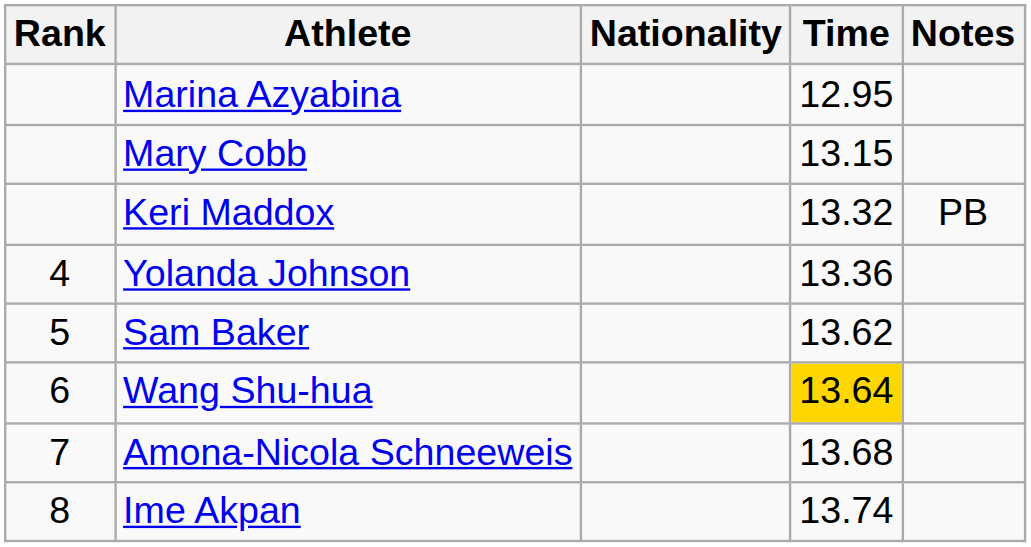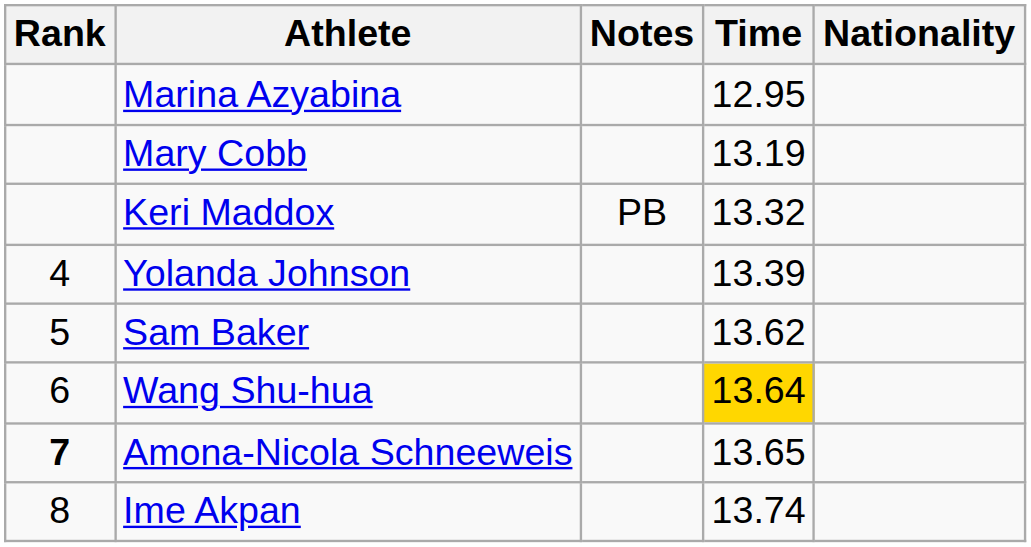columns swapped: (686, 34) <-> (963, 34)
(846, 153) 13.15 -> (759, 153) 13.19
(846, 272) 13.36 -> (759, 272) 13.39
(60, 451) normal -> (60, 451) bold
(846, 451) 13.68 -> (759, 451) 13.65
